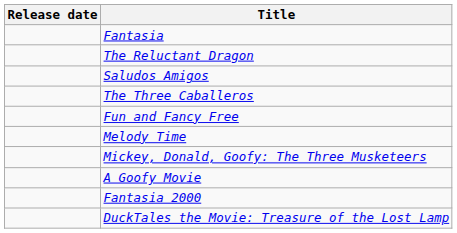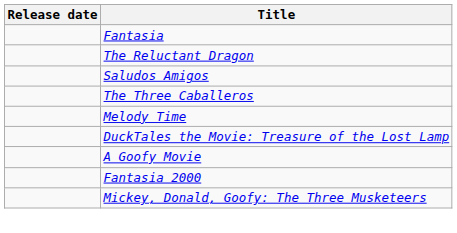- row: (171, 116)
rows swapped: (276, 218) <-> (265, 157)
